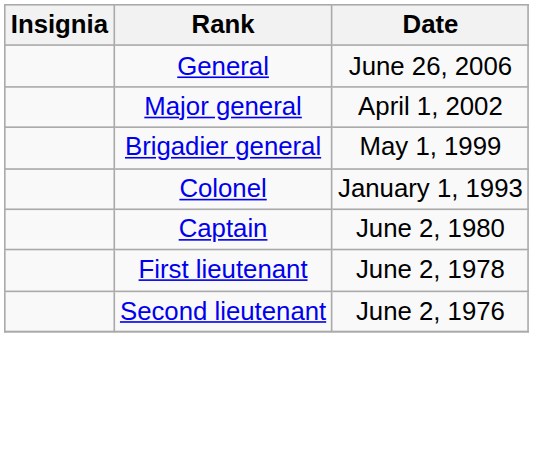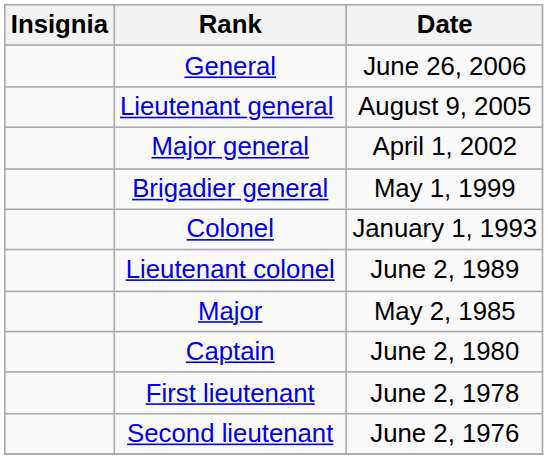+ row: (230, 106)
+ row: (230, 270)
+ row: (230, 310)
